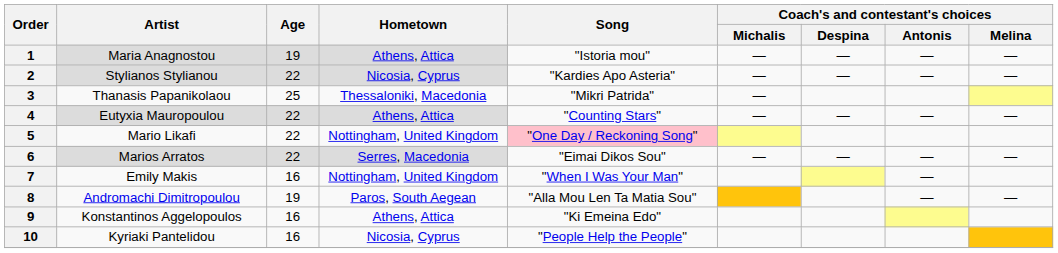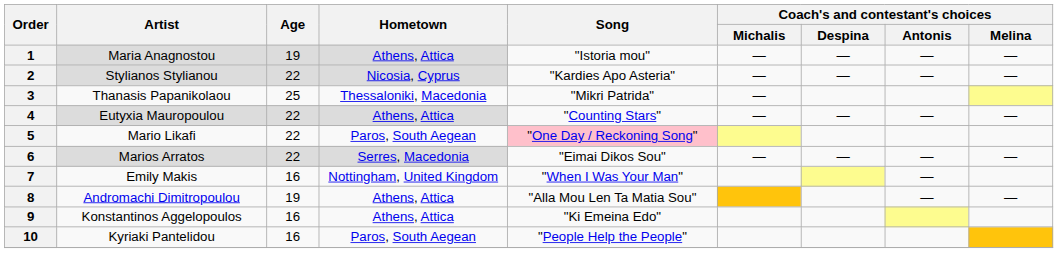(413, 136) Nottingham, United Kingdom -> (413, 136) Paros, South Aegean
(413, 197) Paros, South Aegean -> (413, 197) Athens, Attica
(413, 237) Nicosia, Cyprus -> (413, 237) Paros, South Aegean
